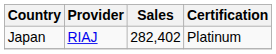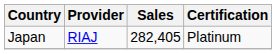(155, 37) 282,402 -> (155, 37) 282,405
